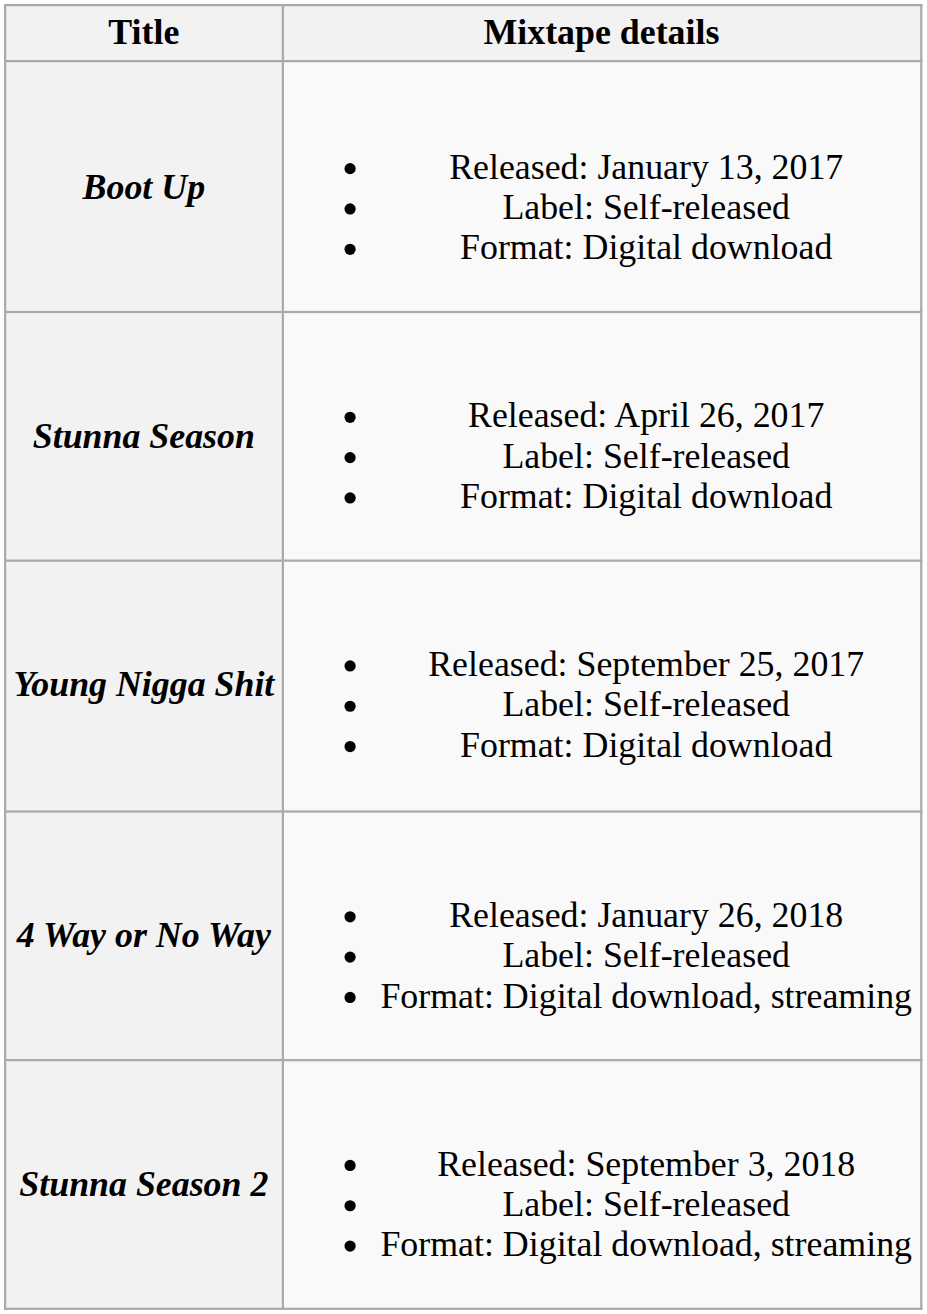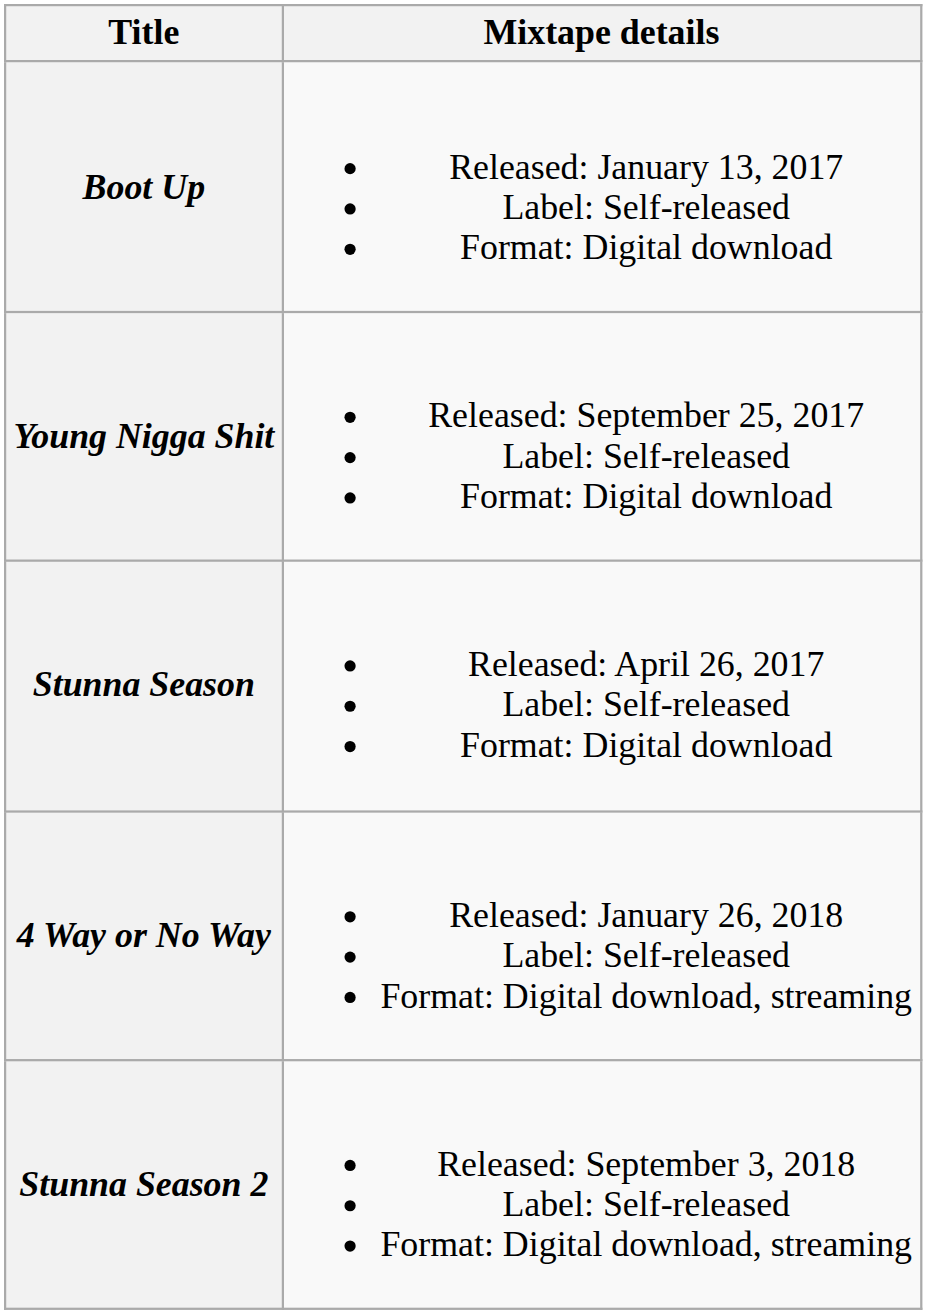rows swapped: (144, 435) <-> (144, 685)
